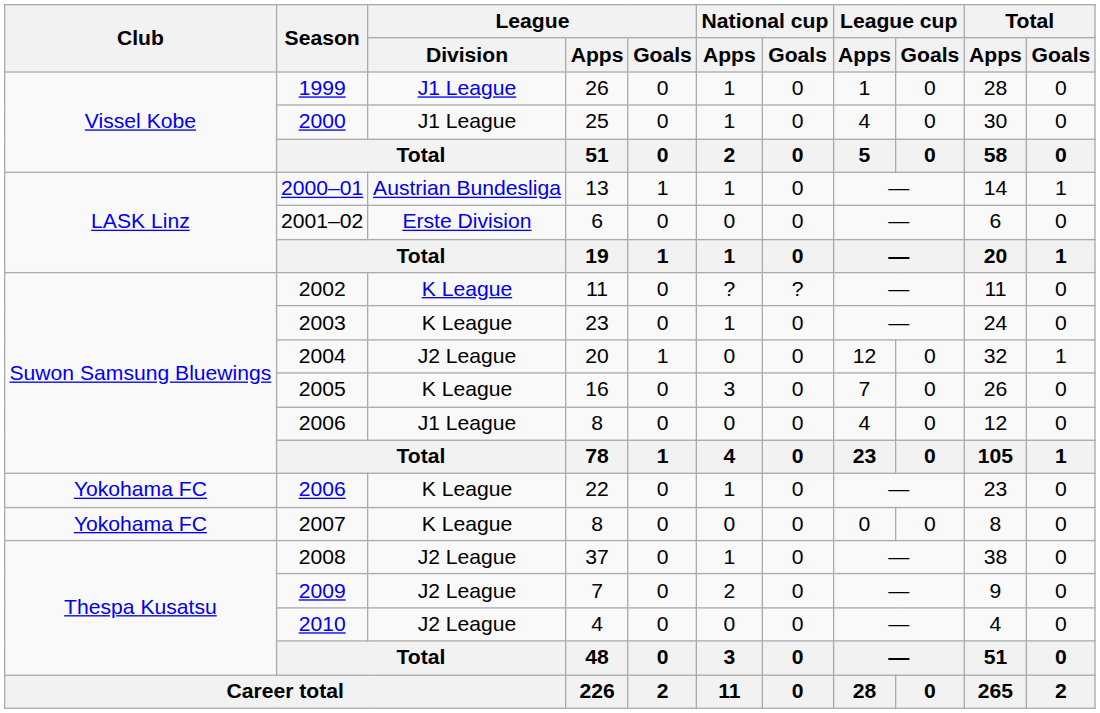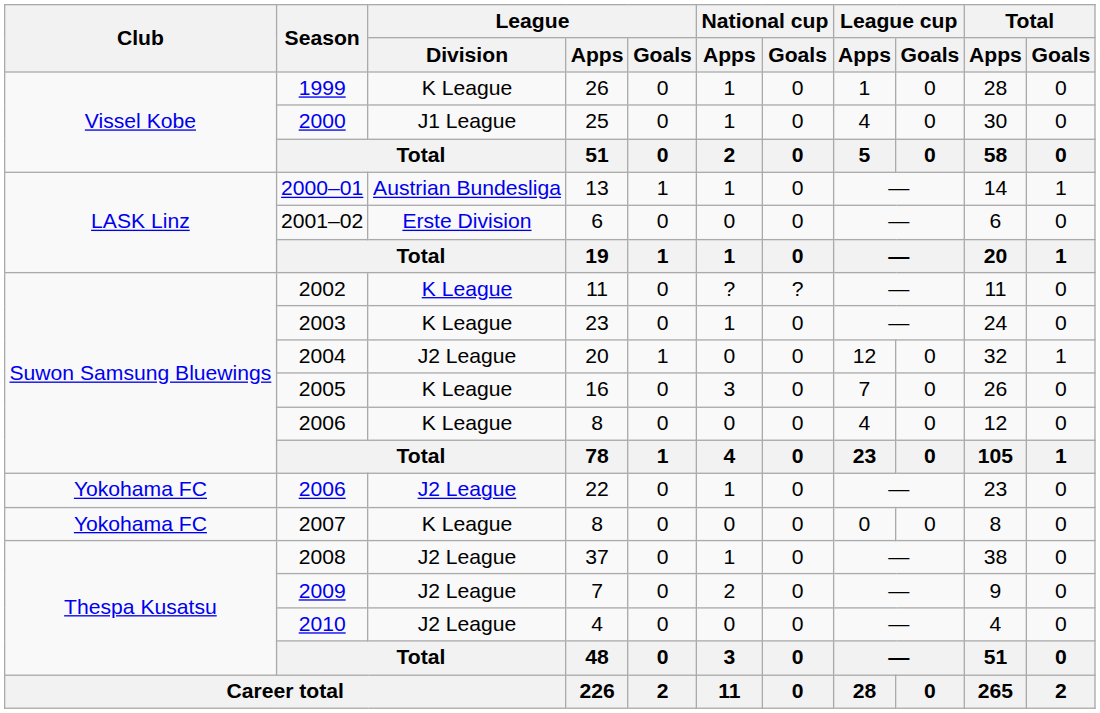(467, 88) J1 League -> (467, 88) K League
(467, 423) J1 League -> (467, 423) K League
(467, 490) K League -> (467, 490) J2 League
